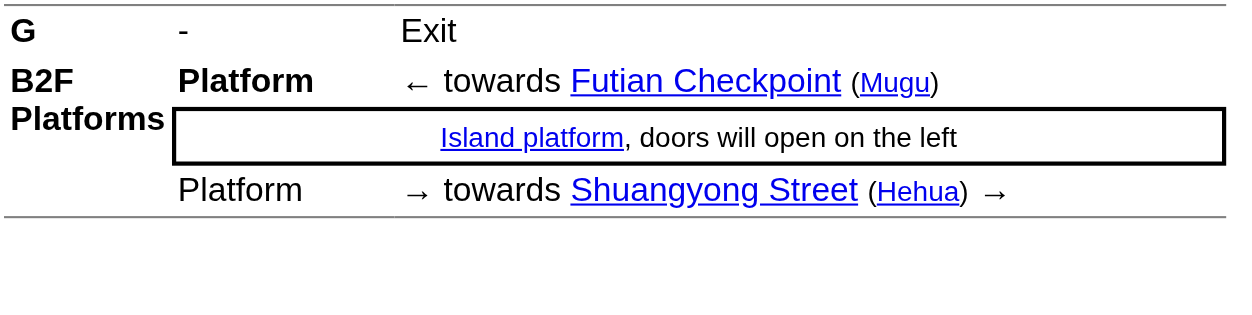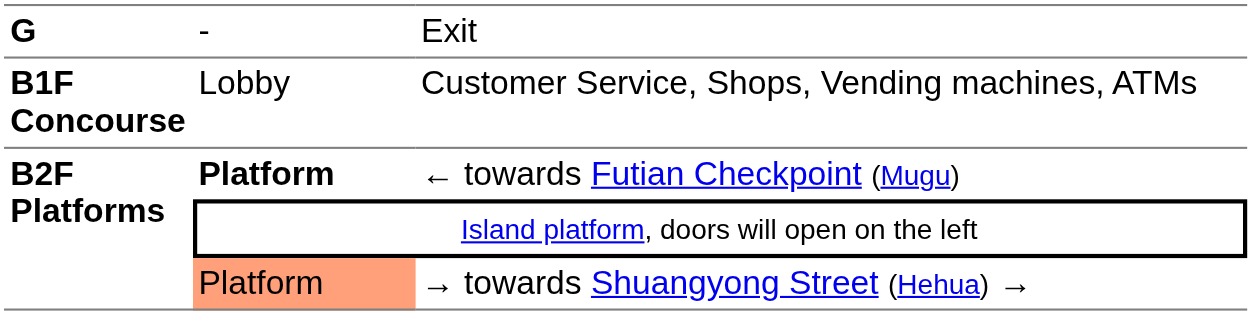+ row: (809, 83)
(240, 190) no background -> (261, 282) lightsalmon background
